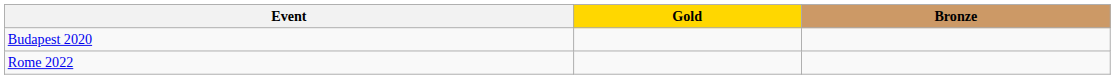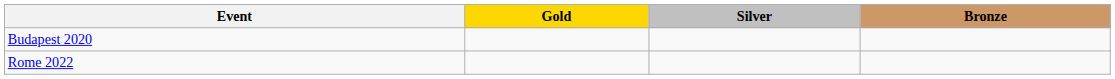+ column: (754, 16)
